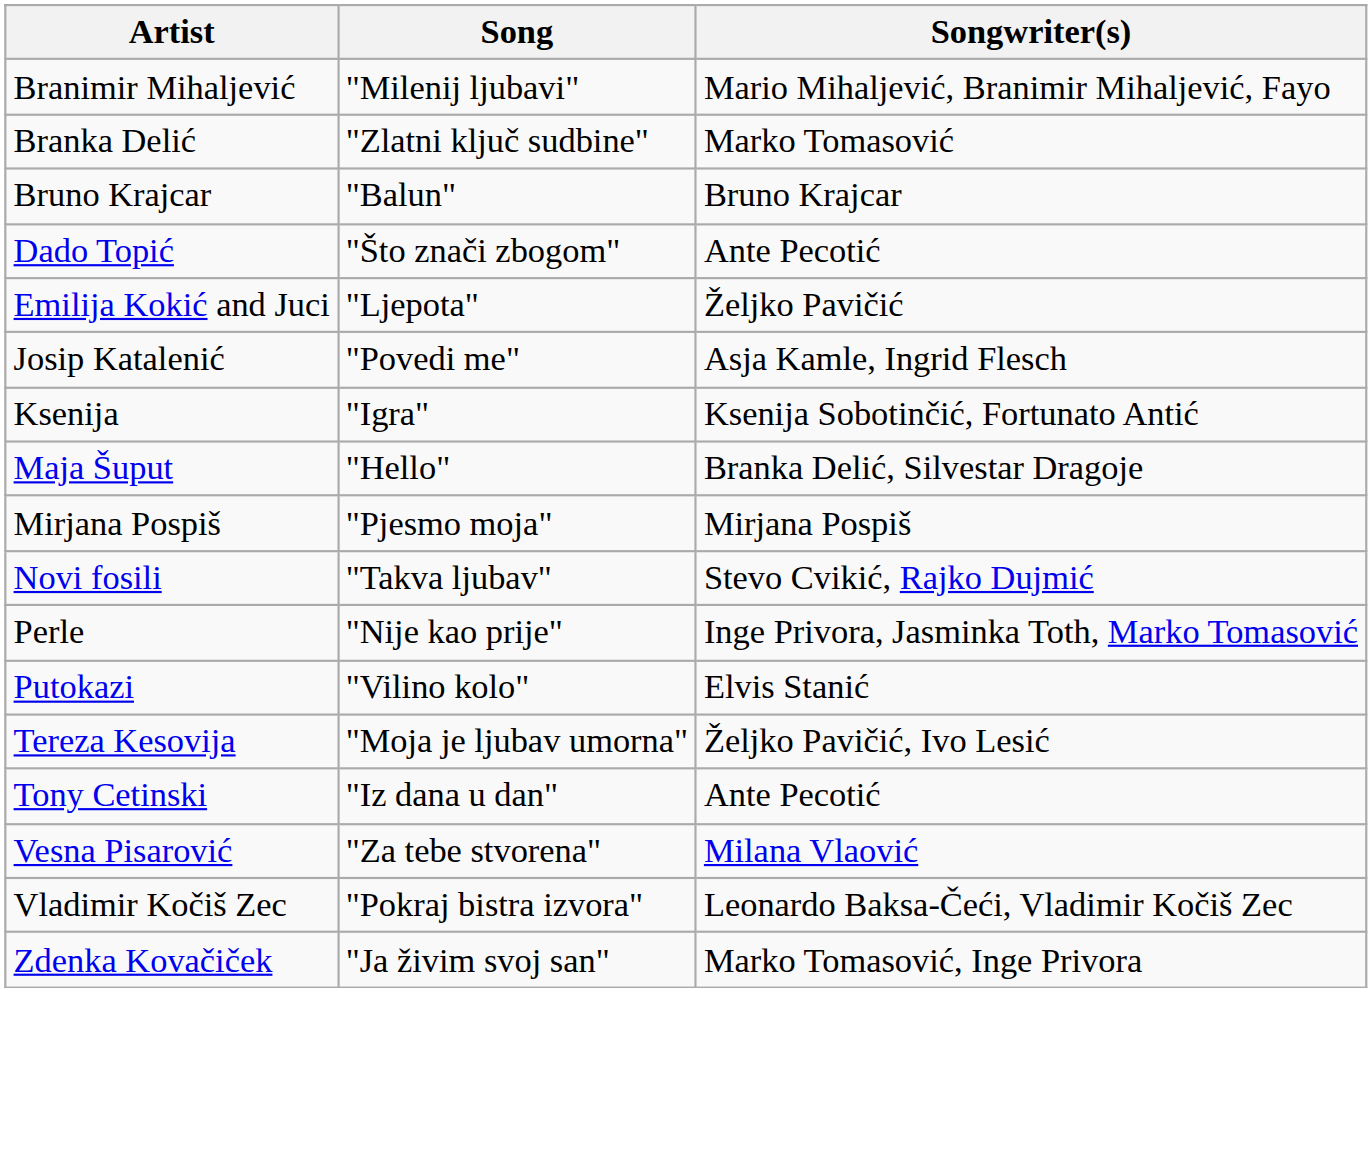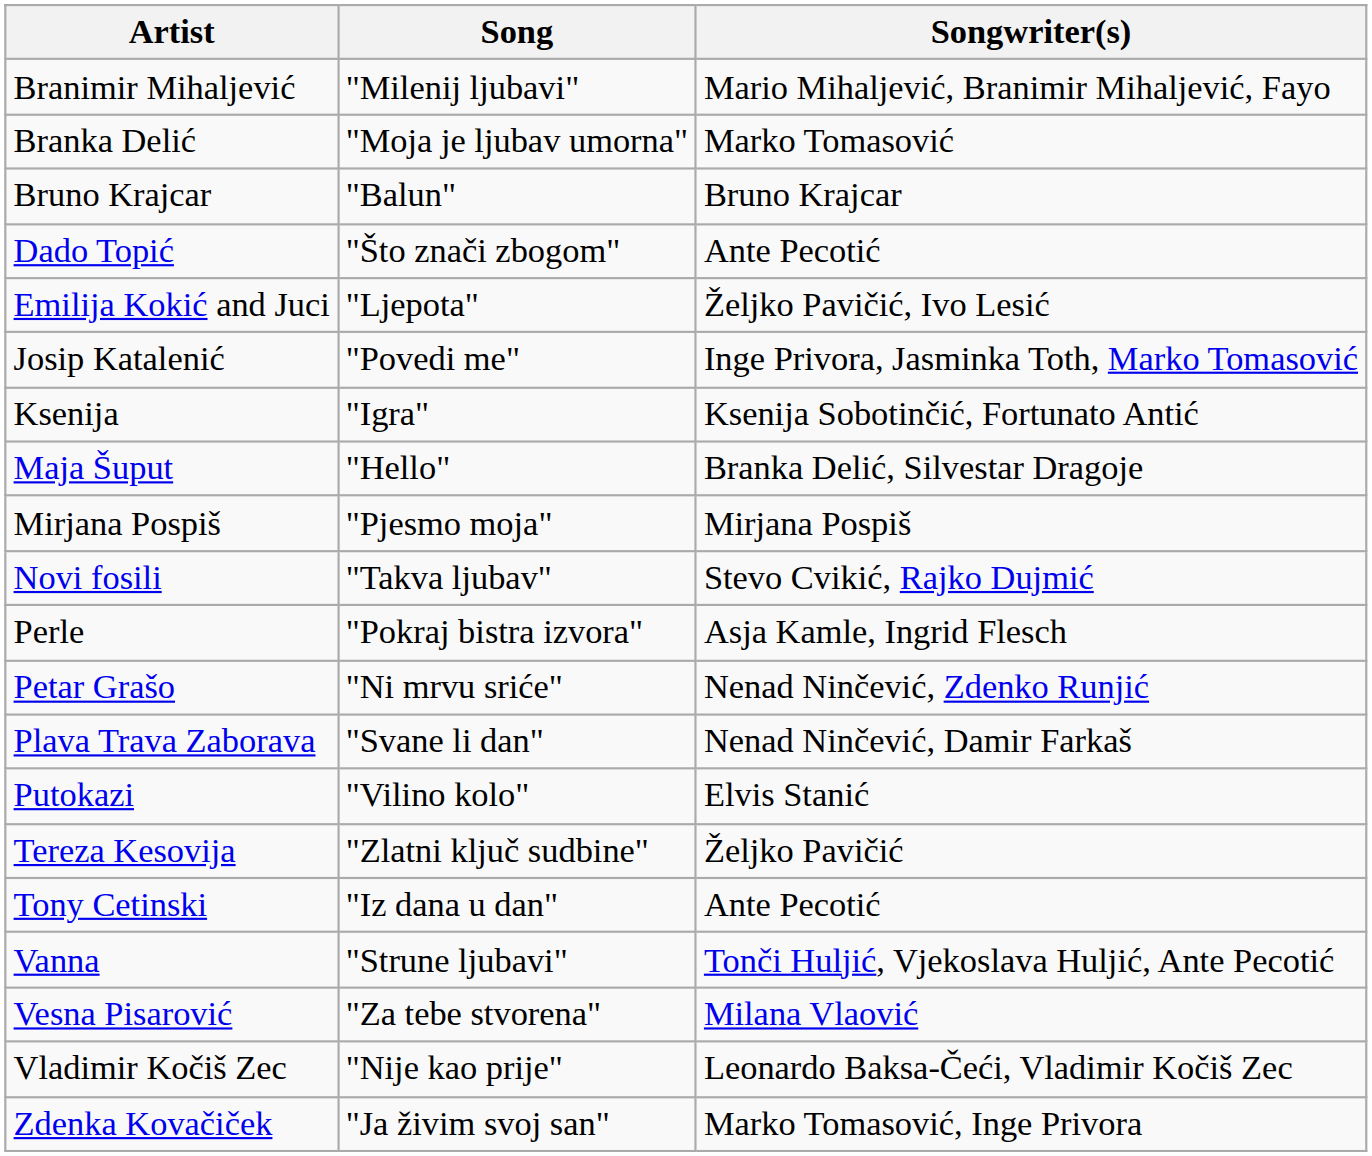(497, 140) "Zlatni ključ sudbine" -> (517, 140) "Moja je ljubav umorna"
(804, 304) Željko Pavičić -> (877, 304) Željko Pavičić, Ivo Lesić
(885, 359) Asja Kamle, Ingrid Flesch -> (1031, 359) Inge Privora, Jasminka Toth, Marko Tomasović
(454, 631) "Nije kao prije" -> (494, 631) "Pokraj bistra izvora"
(1031, 631) Inge Privora, Jasminka Toth, Marko Tomasović -> (885, 631) Asja Kamle, Ingrid Flesch
+ row: (94, 686)
+ row: (165, 741)
(517, 741) "Moja je ljubav umorna" -> (497, 850) "Zlatni ključ sudbine"
(877, 741) Željko Pavičić, Ivo Lesić -> (804, 850) Željko Pavičić
+ row: (57, 959)
(494, 904) "Pokraj bistra izvora" -> (454, 1068) "Nije kao prije"
